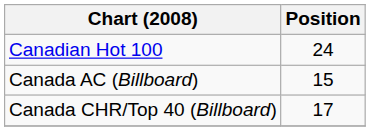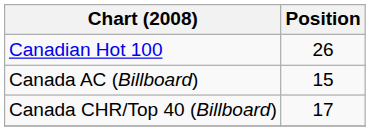(323, 49) 24 -> (323, 49) 26
